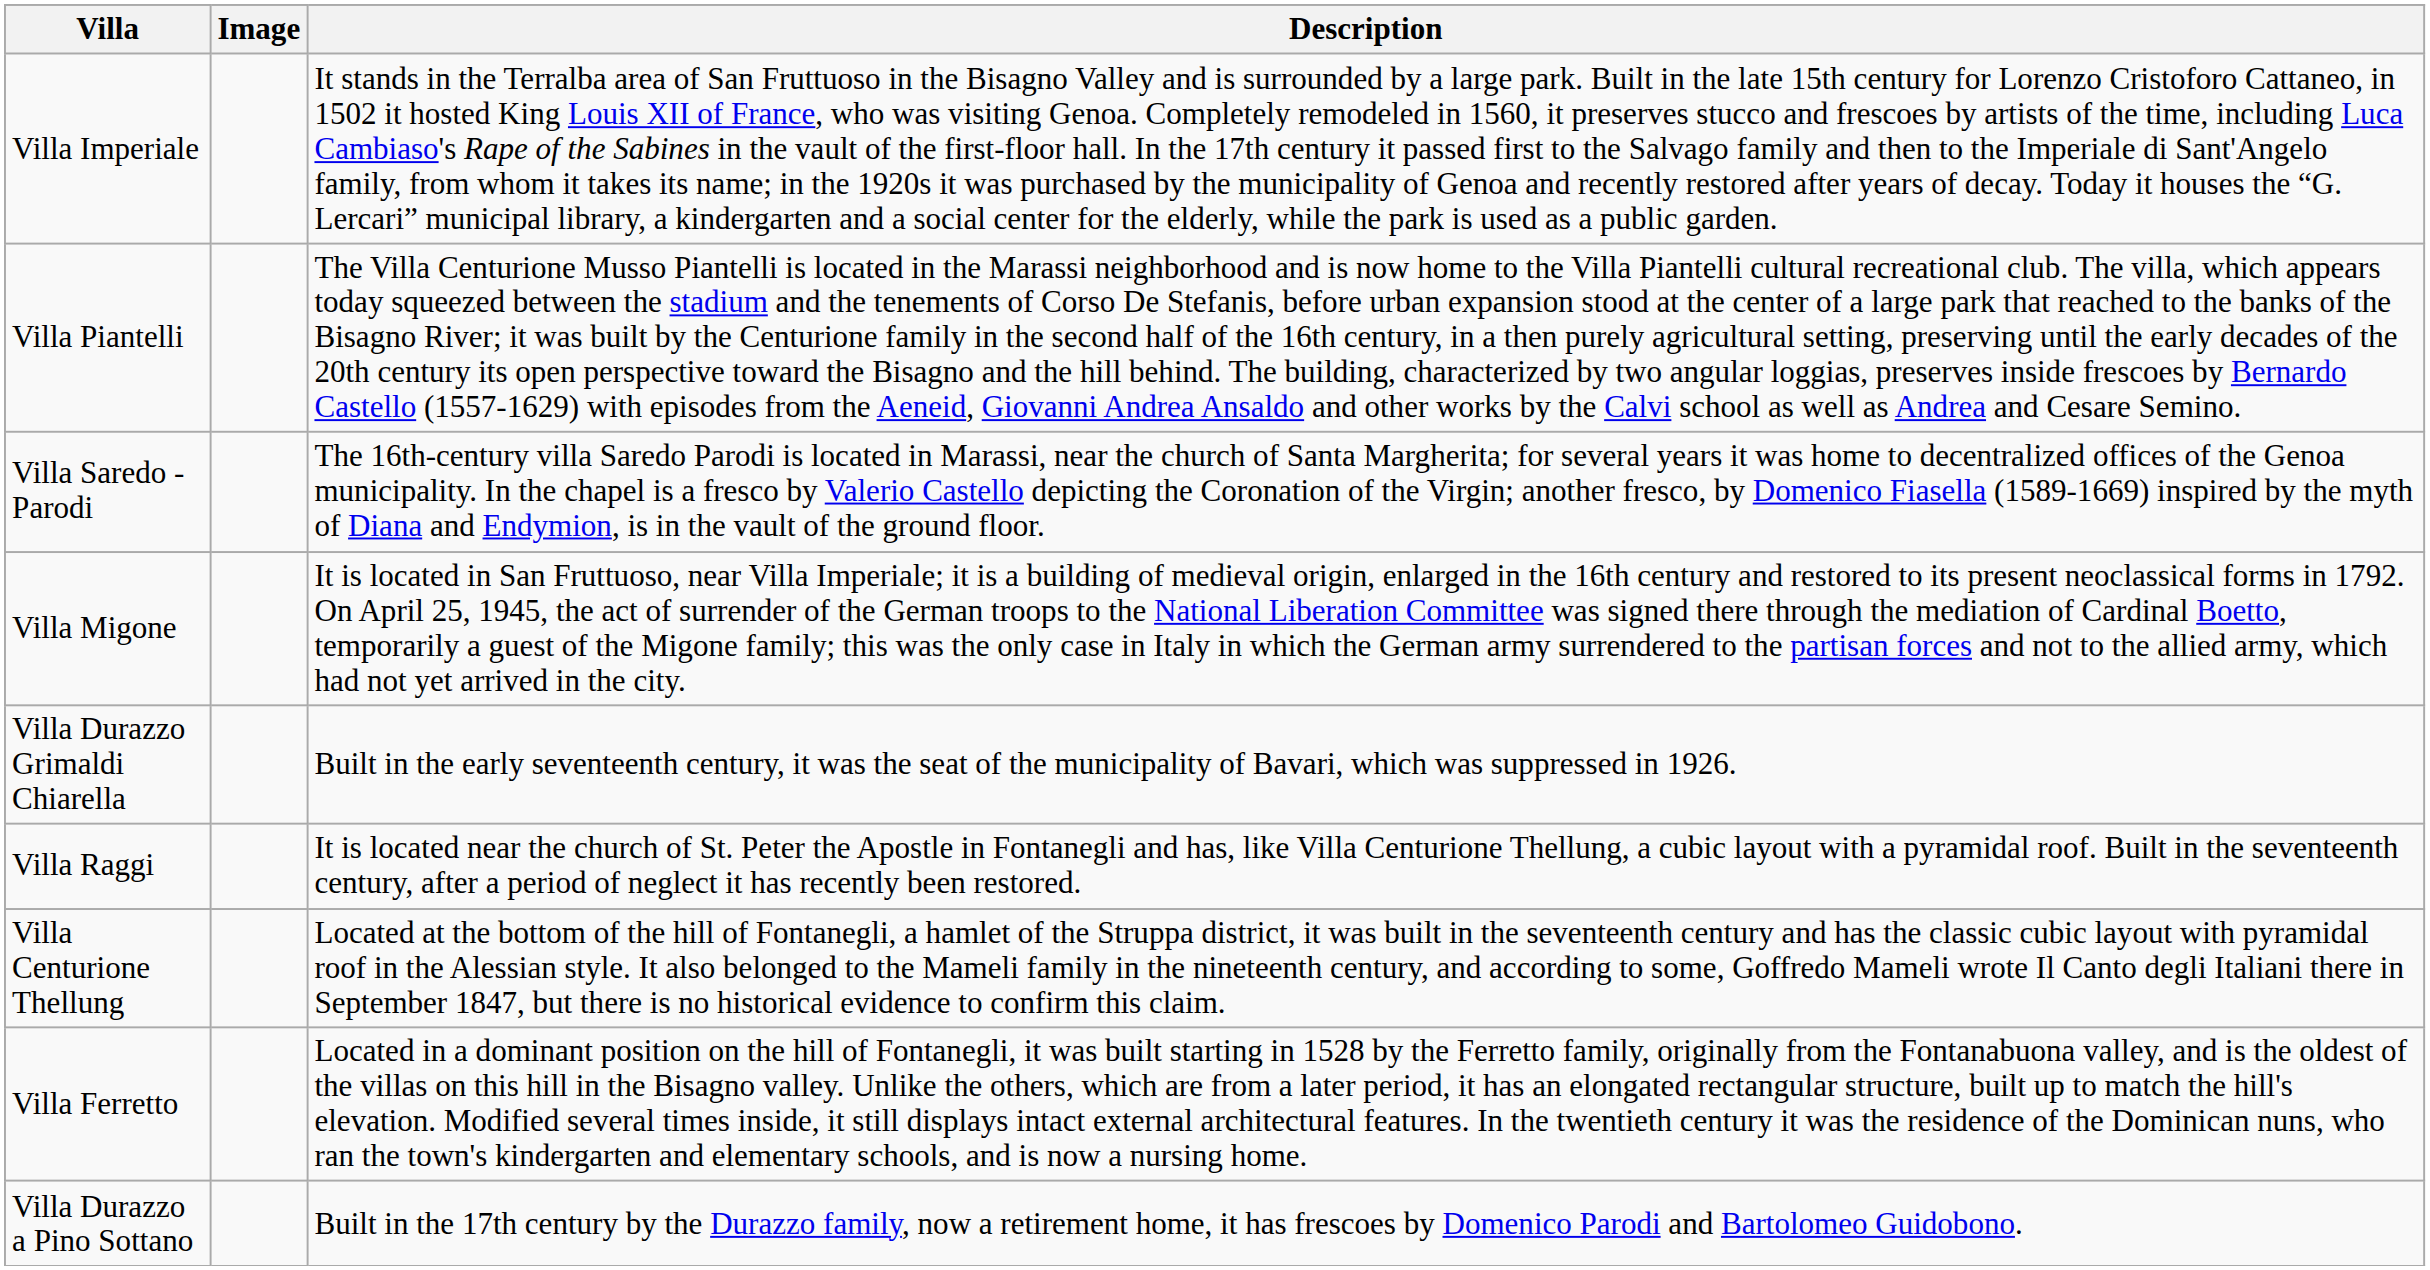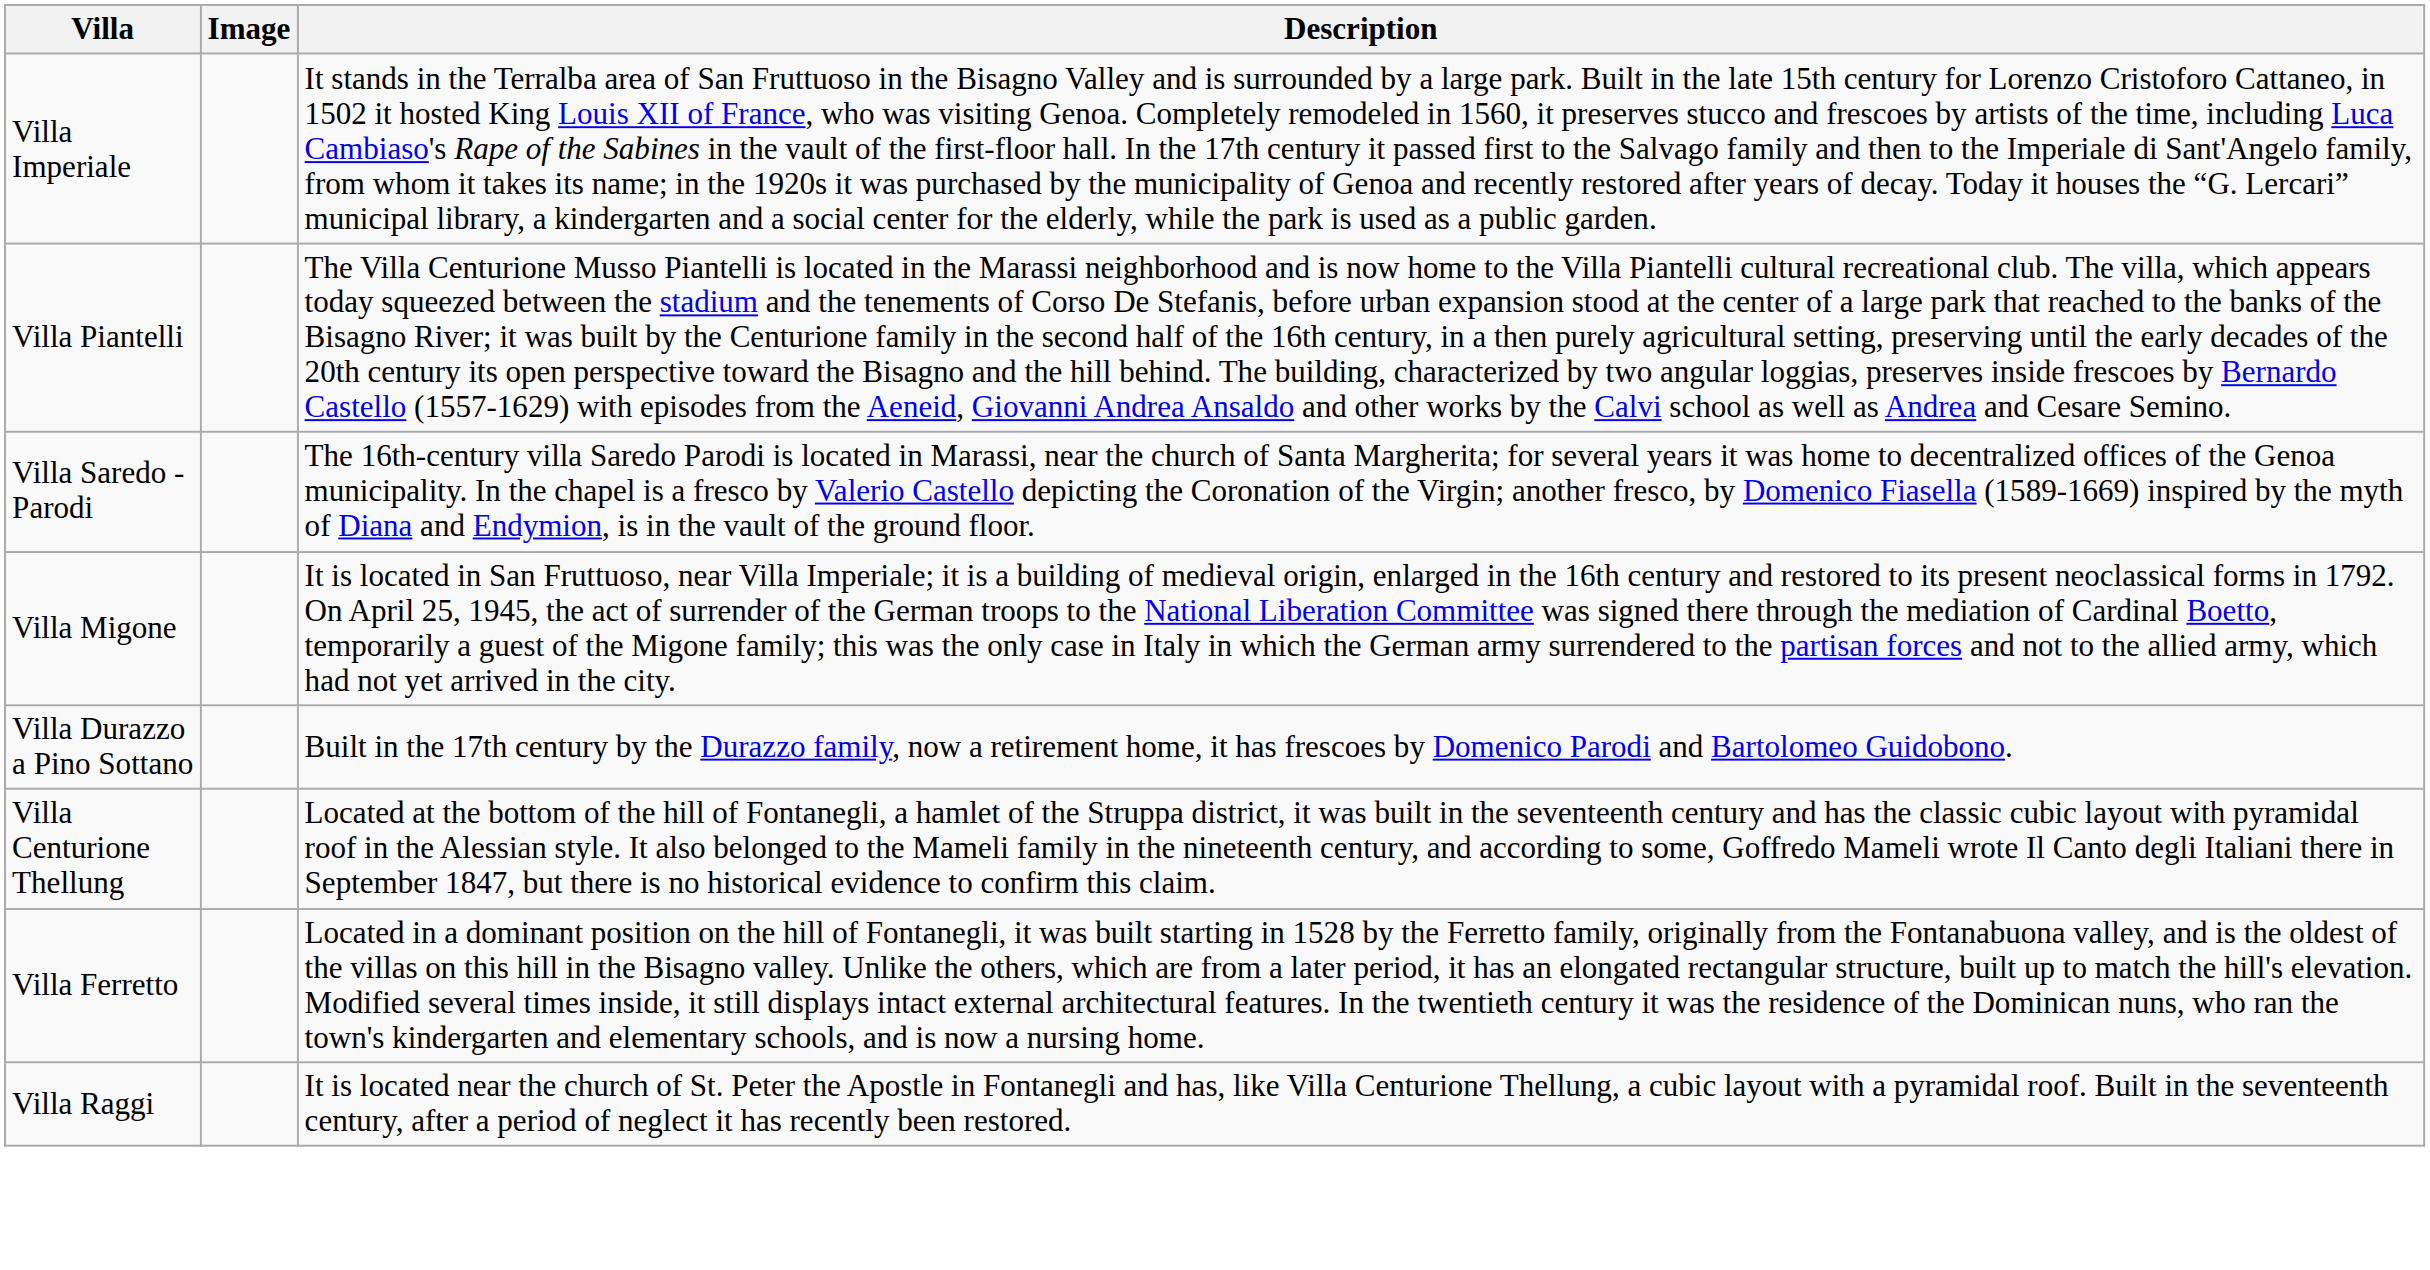- row: (99, 764)
rows swapped: (103, 1222) <-> (83, 865)
